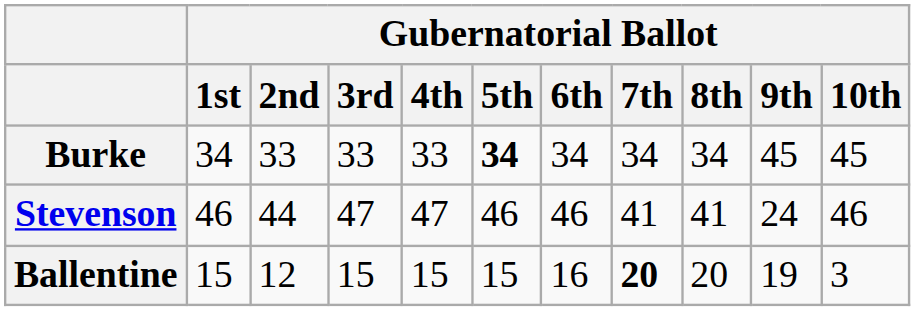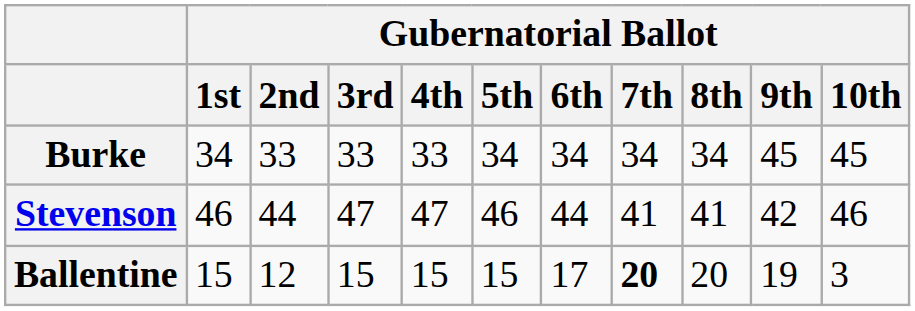(500, 154) bold -> (500, 154) normal
(569, 214) 46 -> (569, 214) 44
(779, 214) 24 -> (779, 214) 42
(569, 273) 16 -> (569, 273) 17
